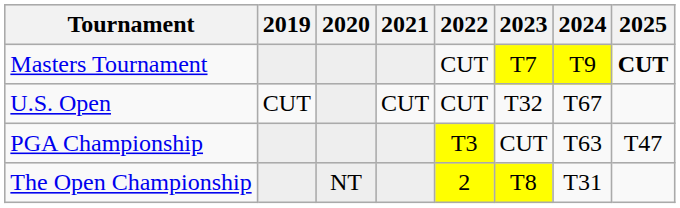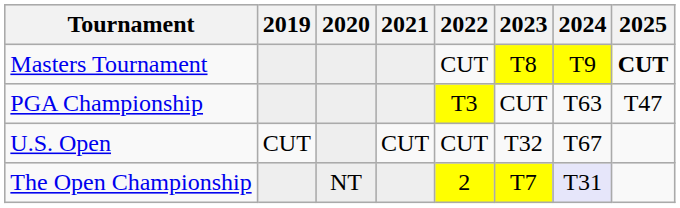(523, 64) T7 -> (523, 64) T8
rows swapped: (107, 143) <-> (61, 103)
(523, 182) T8 -> (523, 182) T7
(583, 182) no background -> (583, 182) lavender background
